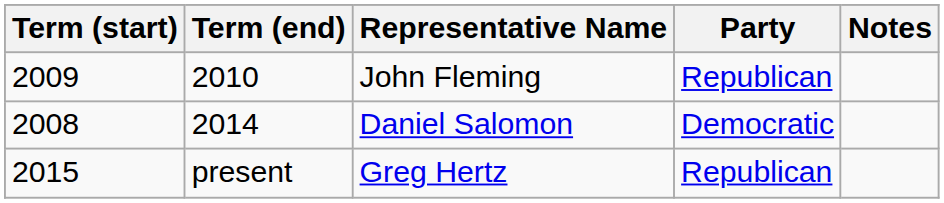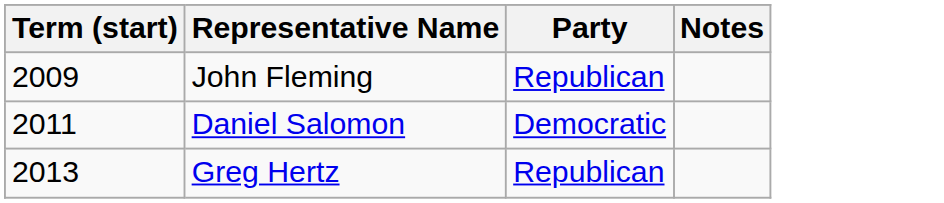- column: (269, 28)
(46, 124) 2008 -> (44, 124) 2011
(46, 172) 2015 -> (46, 172) 2013
